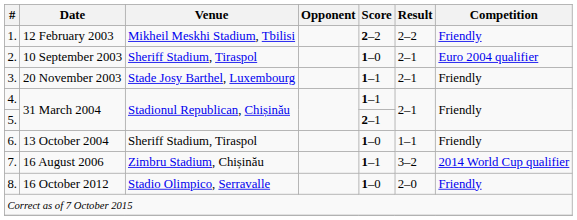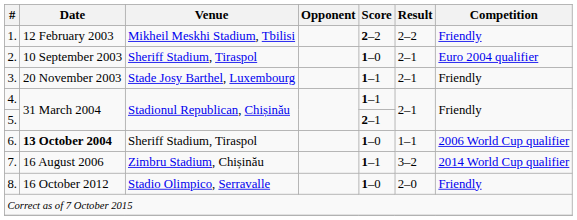(66, 141) normal -> (67, 141) bold
(460, 141) Friendly -> (504, 141) 2006 World Cup qualifier
